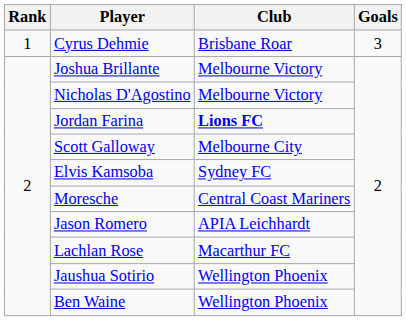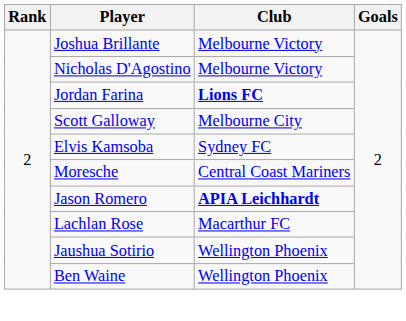- row: (101, 43)
(254, 224) normal -> (259, 198) bold
